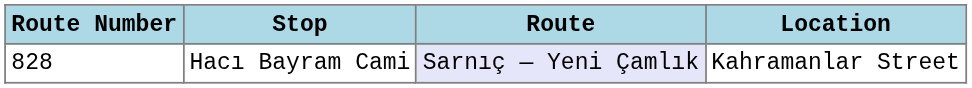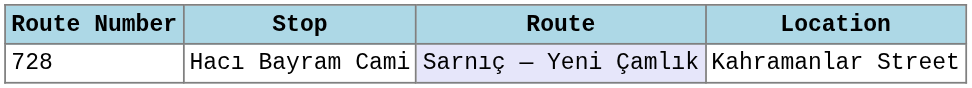(32, 63) 828 -> (32, 63) 728
